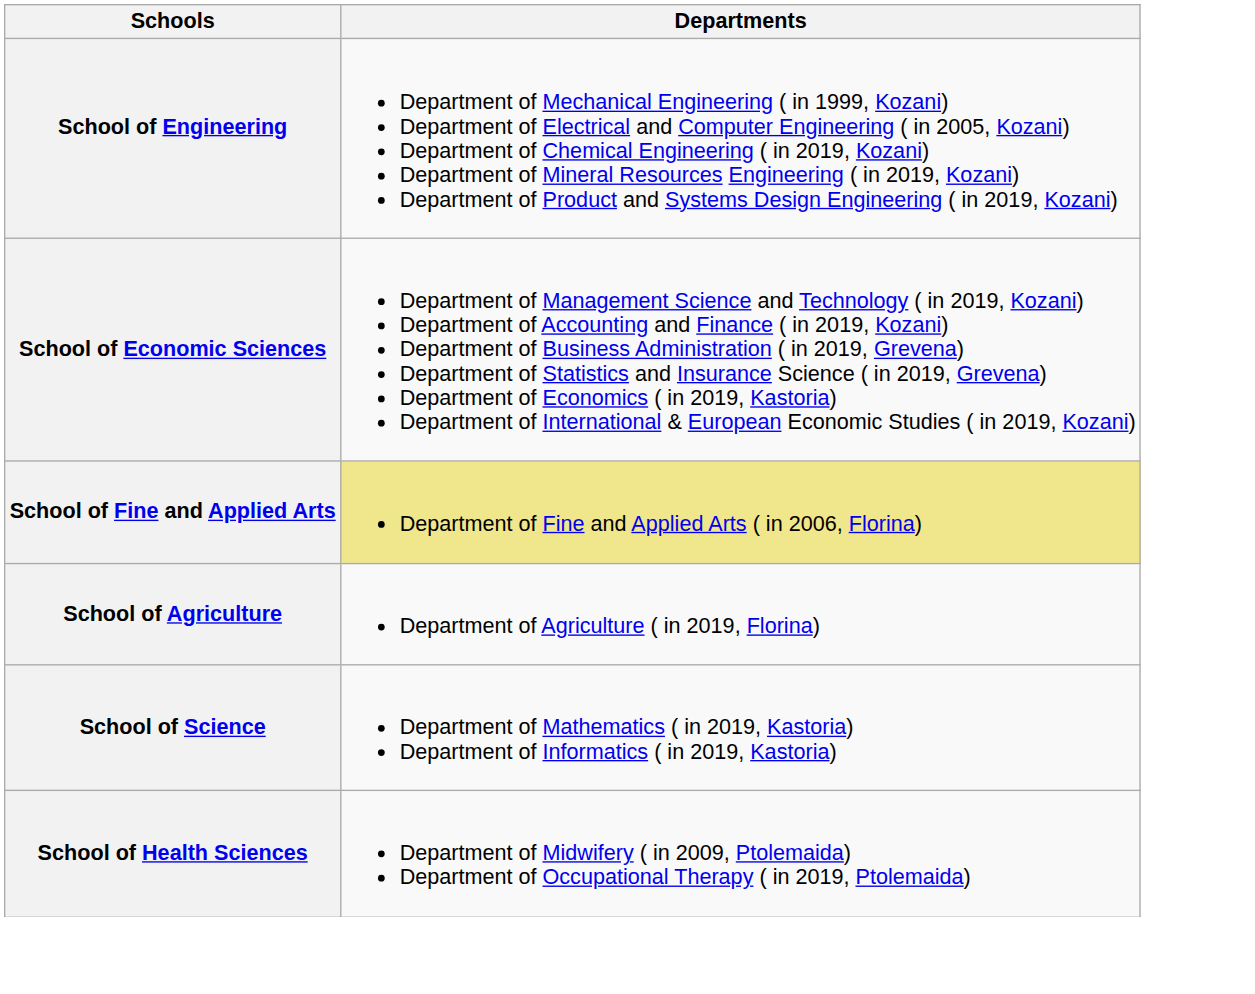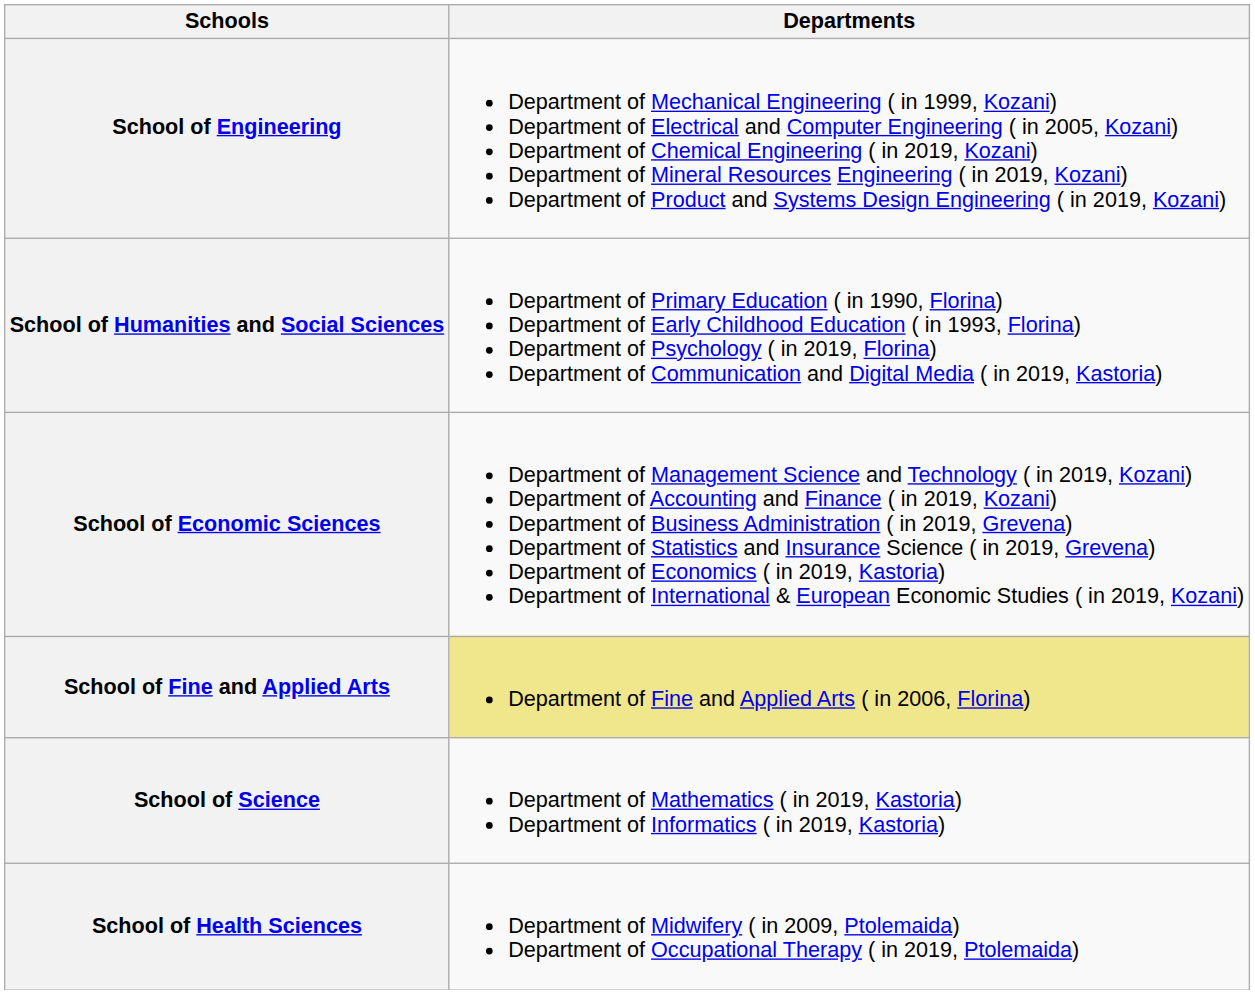+ row: (227, 325)
- row: (173, 613)
